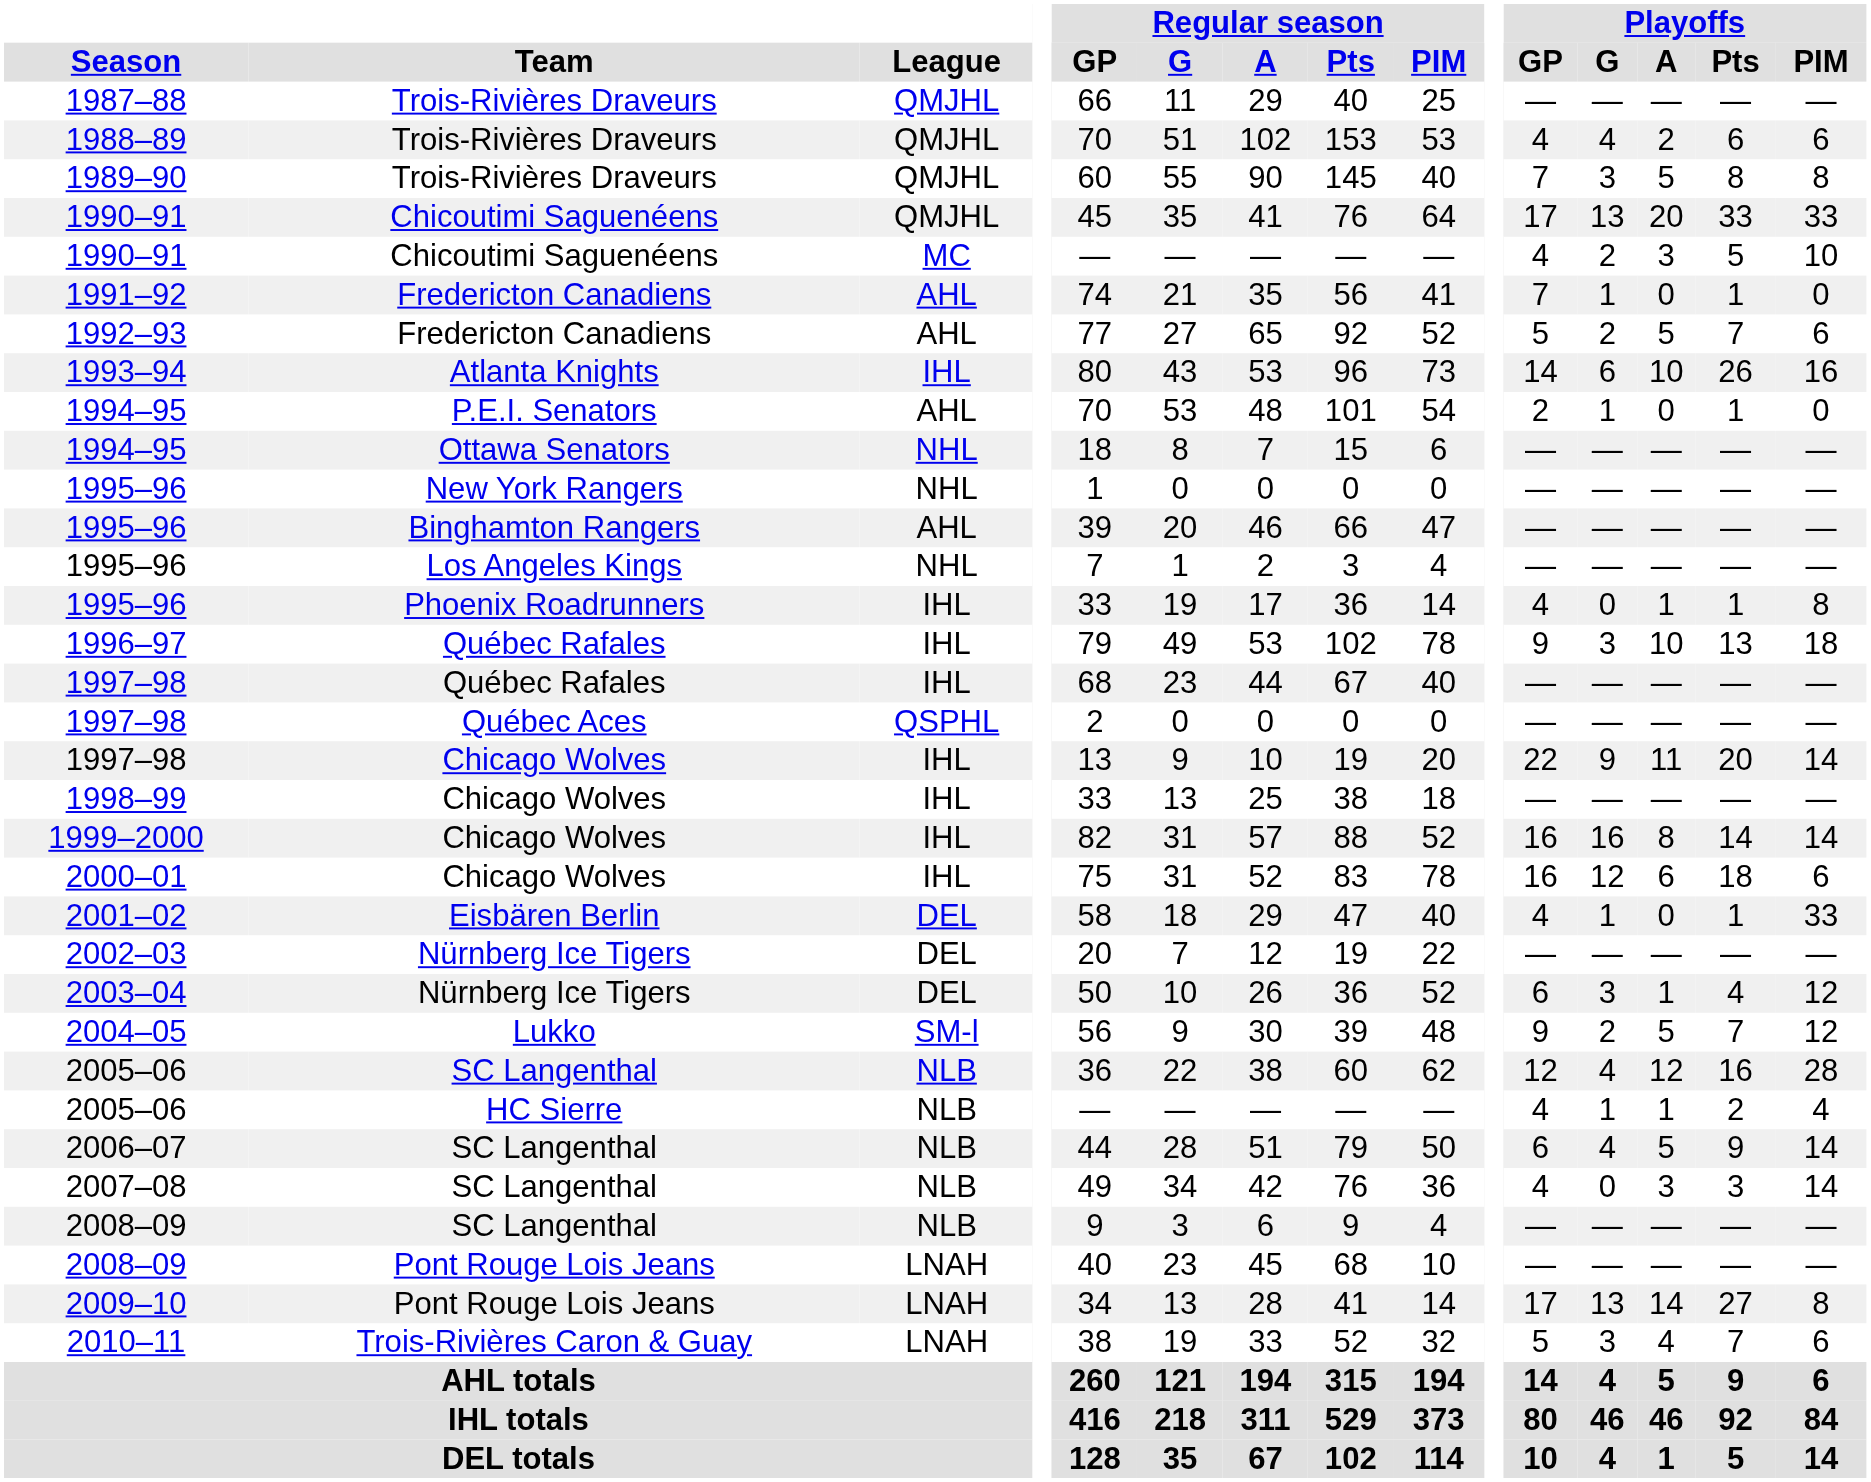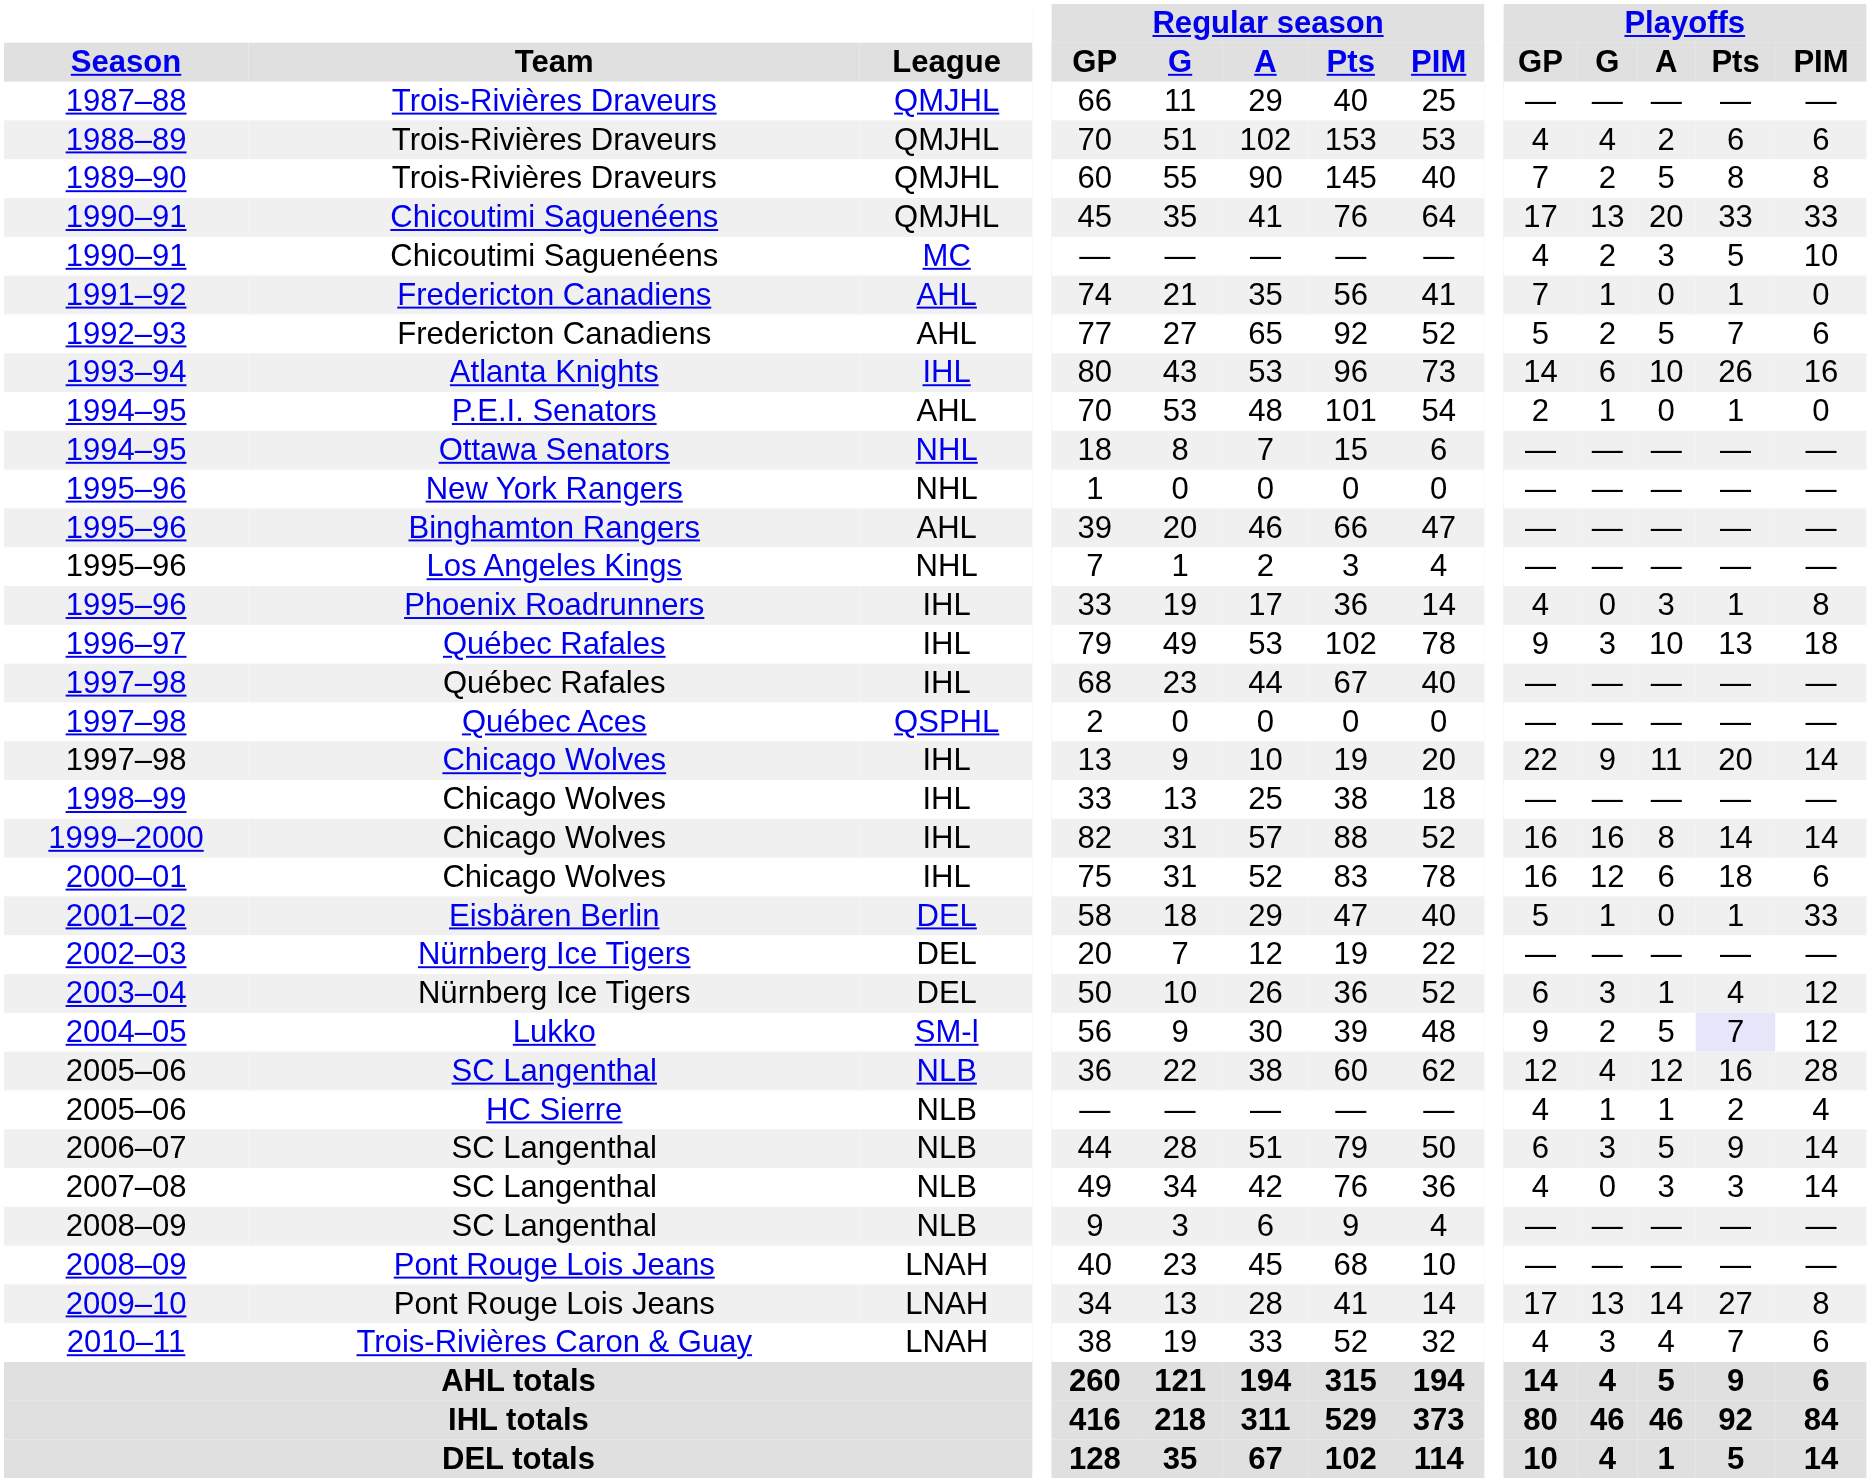(1607, 178) 3 -> (1607, 178) 2
(1666, 604) 1 -> (1666, 604) 3
(1541, 915) 4 -> (1541, 915) 5
(1736, 1031) no background -> (1736, 1031) lavender background
(1607, 1148) 4 -> (1607, 1148) 3
(1541, 1342) 5 -> (1541, 1342) 4
